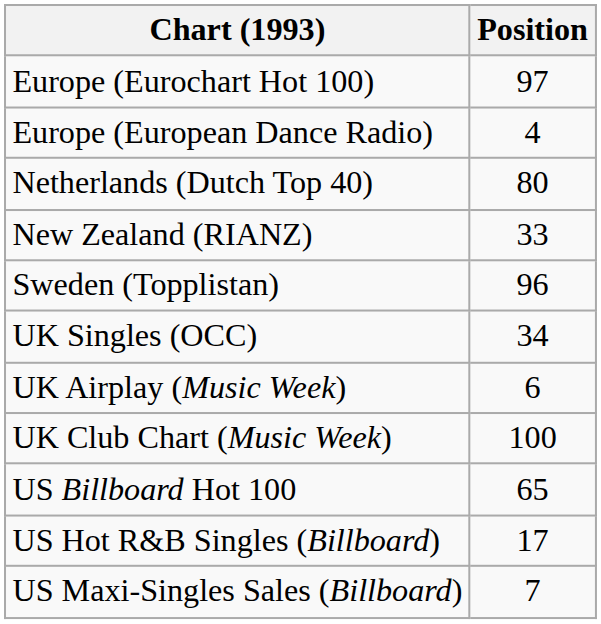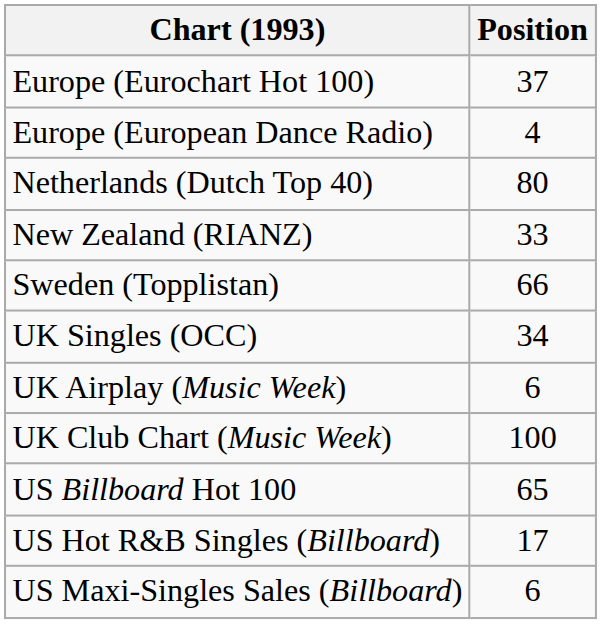(533, 81) 97 -> (533, 81) 37
(533, 285) 96 -> (533, 285) 66
(533, 591) 7 -> (533, 591) 6
